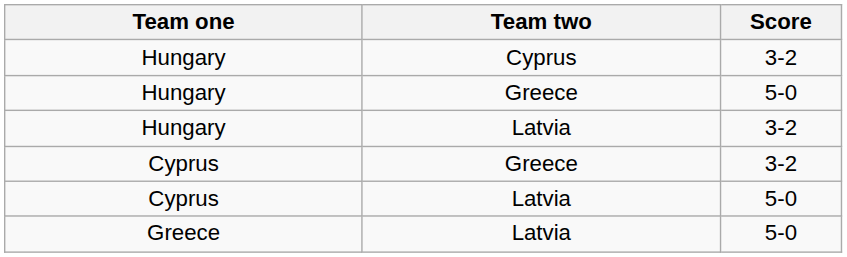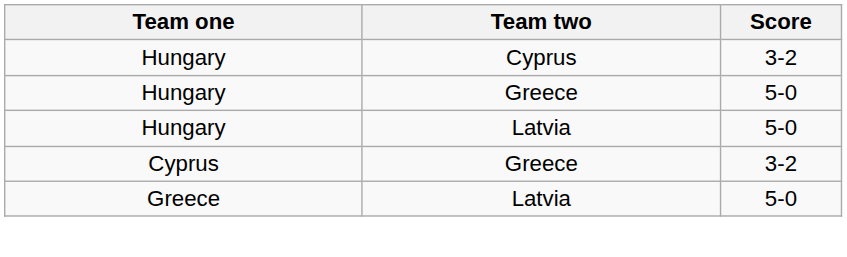(781, 127) 3-2 -> (781, 127) 5-0
- row: (184, 198)
